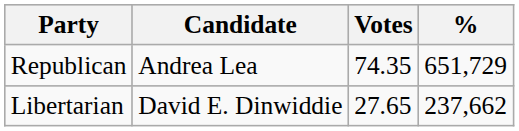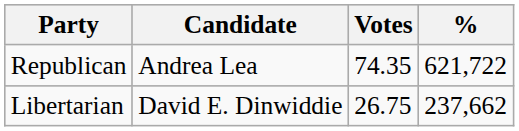(466, 65) 651,729 -> (466, 65) 621,722
(383, 105) 27.65 -> (383, 105) 26.75
